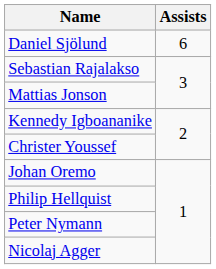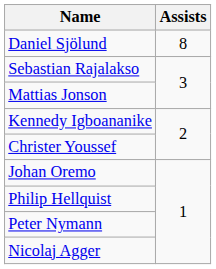(183, 43) 6 -> (183, 43) 8
